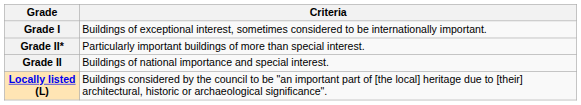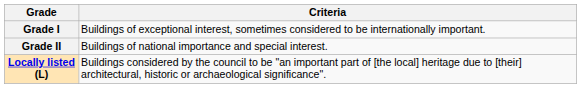- row: (42, 46)
